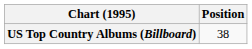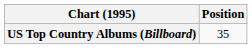(223, 33) 38 -> (223, 33) 35
